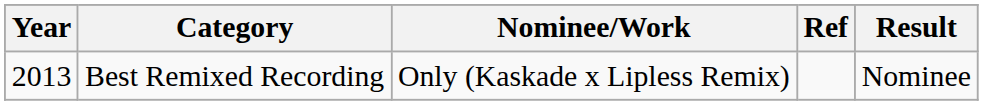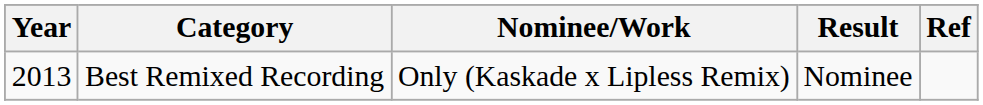columns swapped: (916, 28) <-> (826, 28)
